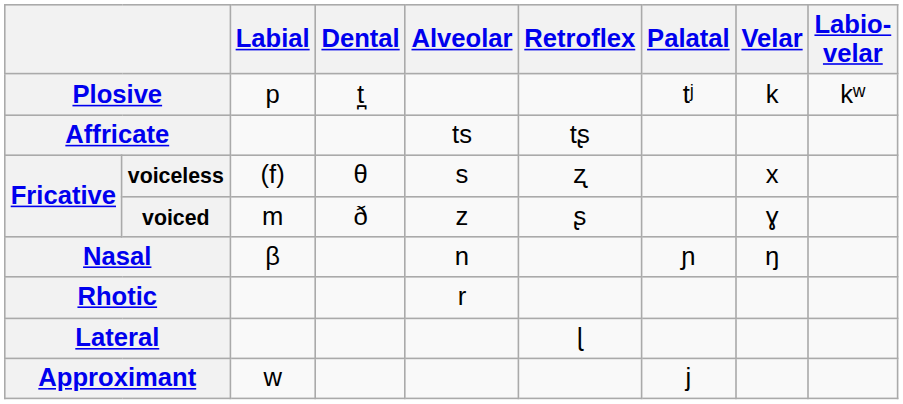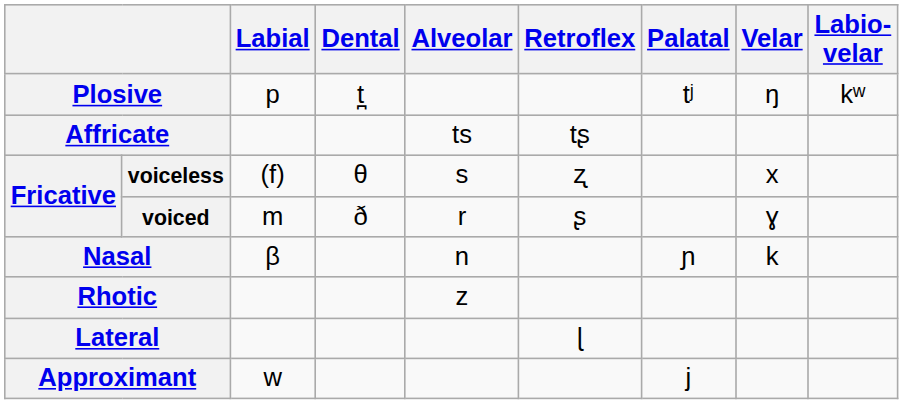(772, 94) k -> (772, 94) ŋ
(462, 216) z -> (462, 216) r
(772, 256) ŋ -> (772, 256) k
(462, 297) r -> (462, 297) z
